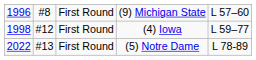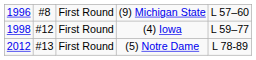(19, 47) 2022 -> (19, 47) 2012
